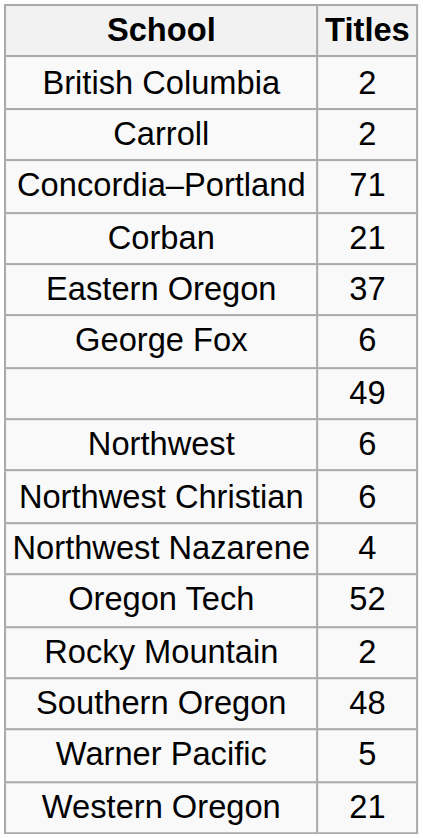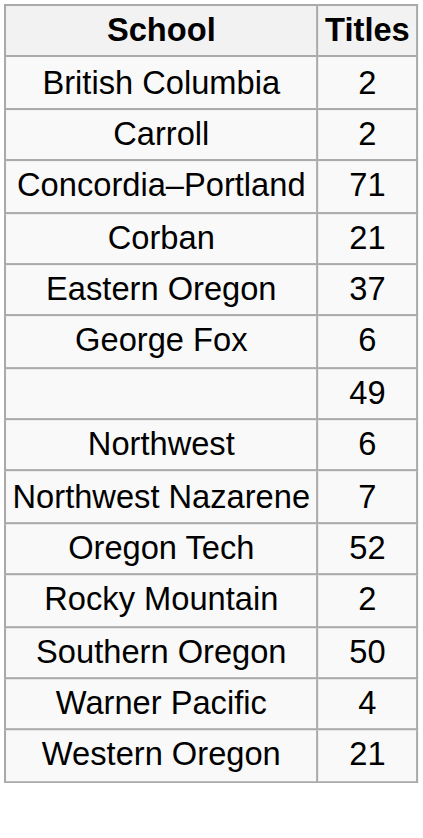- row: (161, 496)
(367, 548) 4 -> (367, 496) 7
(367, 703) 48 -> (367, 651) 50
(367, 755) 5 -> (367, 703) 4
